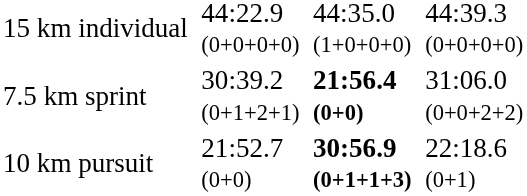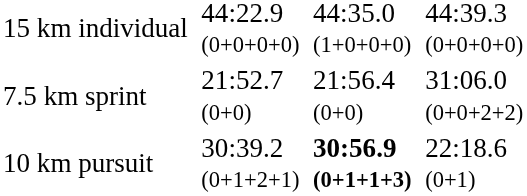(250, 95) 30:39.2 (0+1+2+1) -> (242, 95) 21:52.7 (0+0)
(355, 95) bold -> (354, 95) normal
(242, 163) 21:52.7 (0+0) -> (250, 163) 30:39.2 (0+1+2+1)
